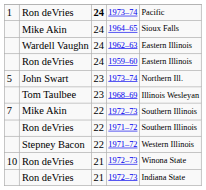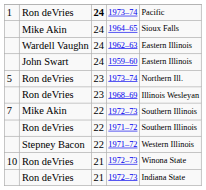(48, 62) Ron deVries -> (45, 62) John Swart
(45, 78) John Swart -> (48, 78) Ron deVries
(49, 95) Tom Taulbee -> (48, 95) Ron deVries
